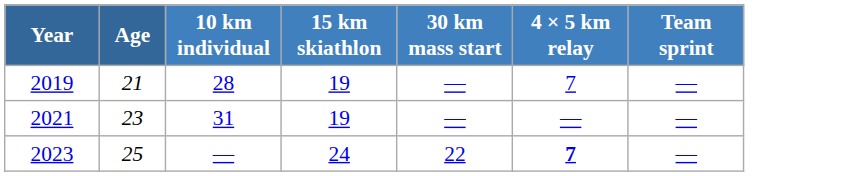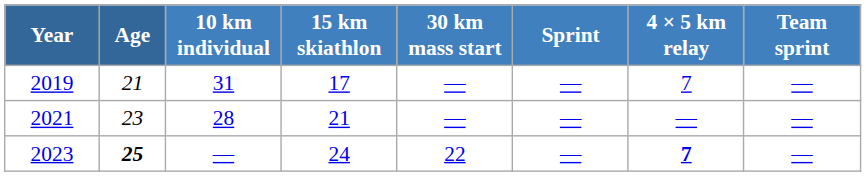+ column: (571, 35)
(223, 83) 28 -> (223, 83) 31
(339, 83) 19 -> (339, 83) 17
(223, 118) 31 -> (223, 118) 28
(339, 118) 19 -> (339, 118) 21
(132, 153) normal -> (132, 153) bold
